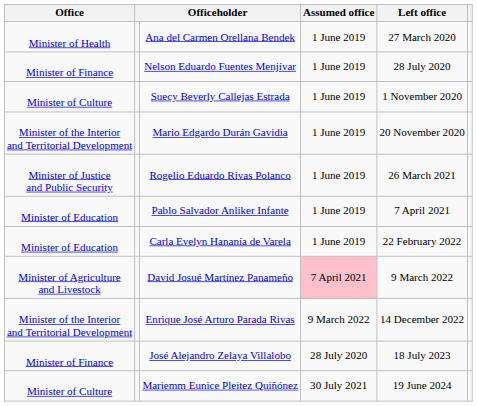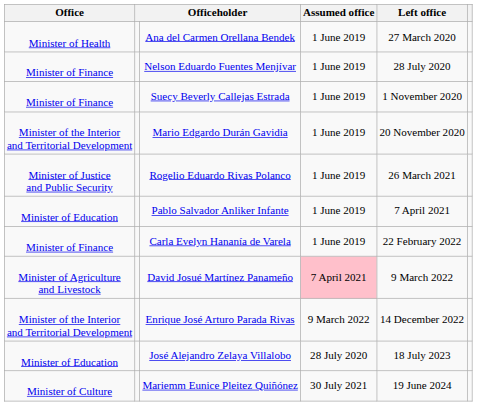(70, 103) Minister of Culture -> (70, 103) Minister of Finance
(70, 247) Minister of Education -> (70, 247) Minister of Finance
(70, 362) Minister of Finance -> (70, 362) Minister of Education
